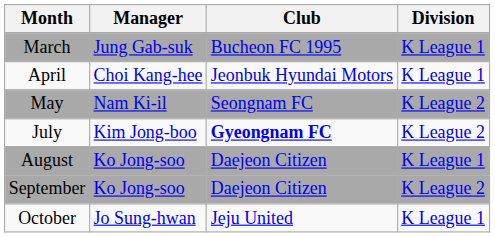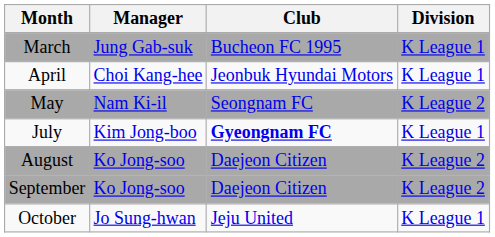(443, 132) K League 2 -> (443, 132) K League 1
(443, 160) K League 1 -> (443, 160) K League 2
